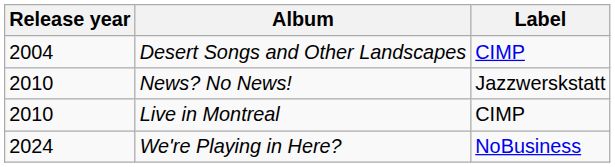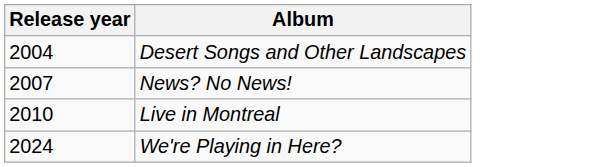- column: (540, 20)
(31, 83) 2010 -> (31, 83) 2007
